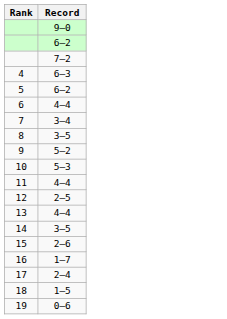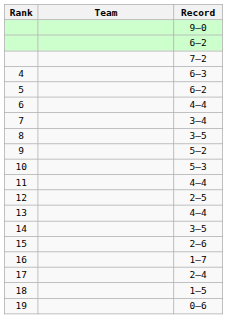+ column: (106, 12)
